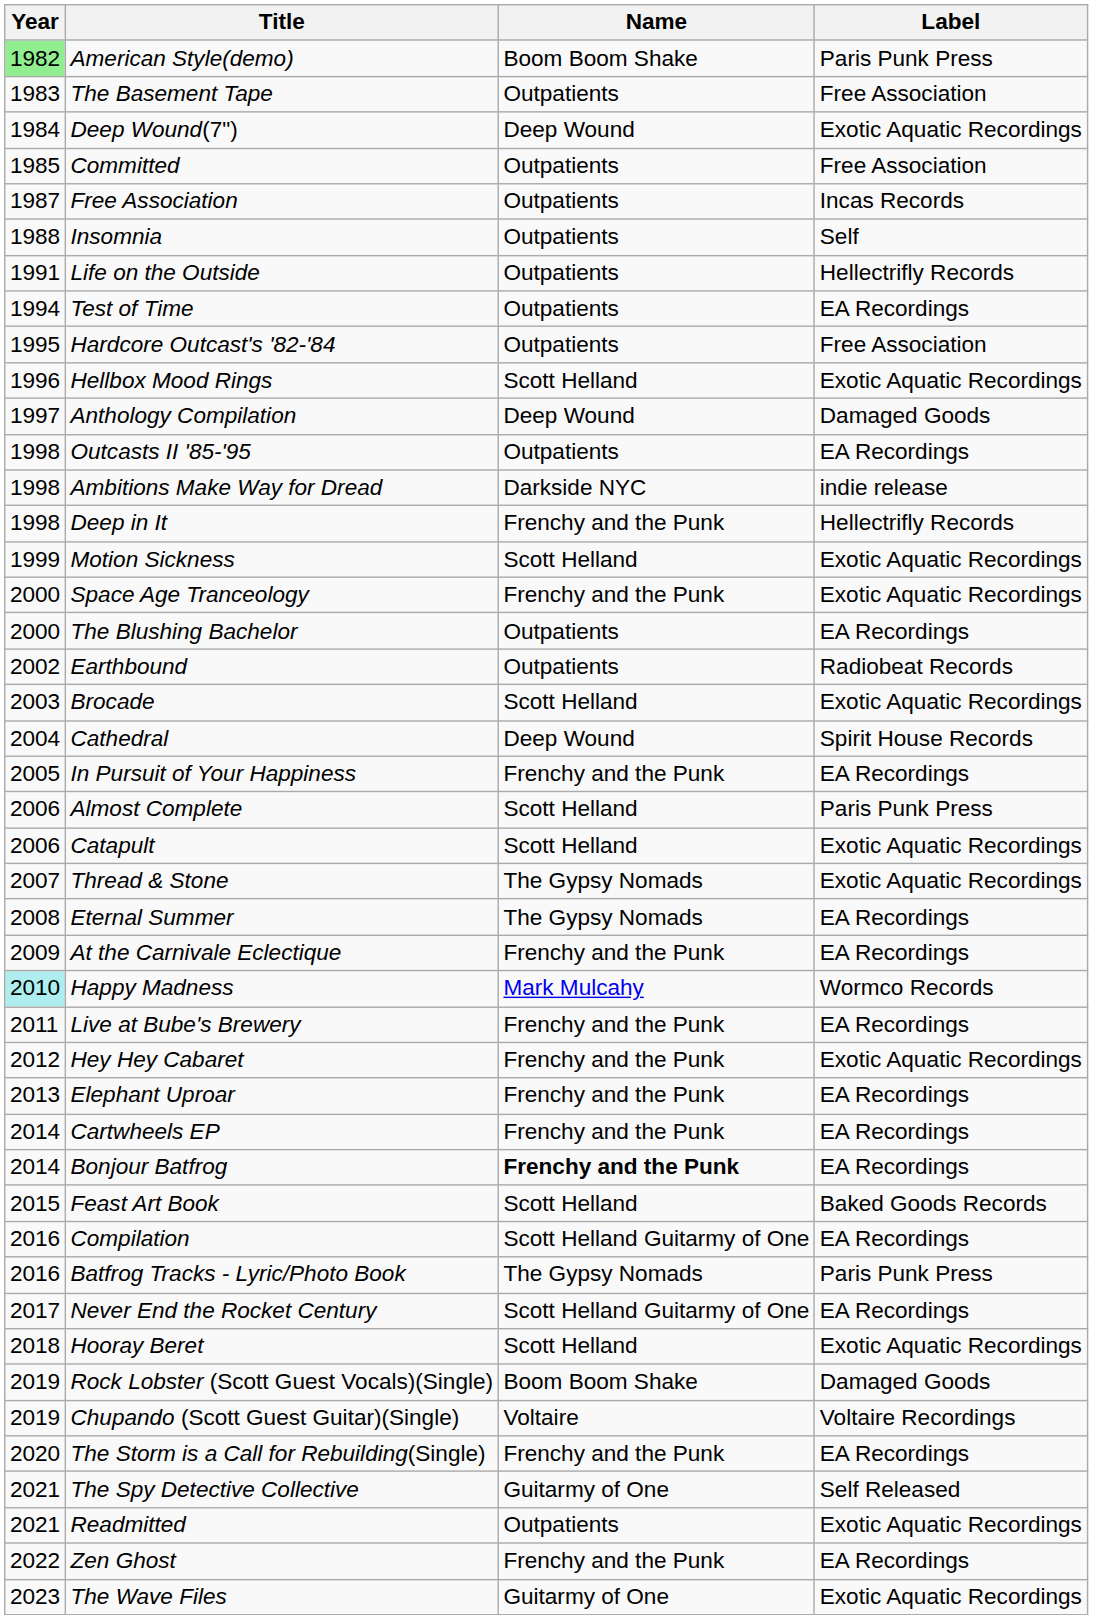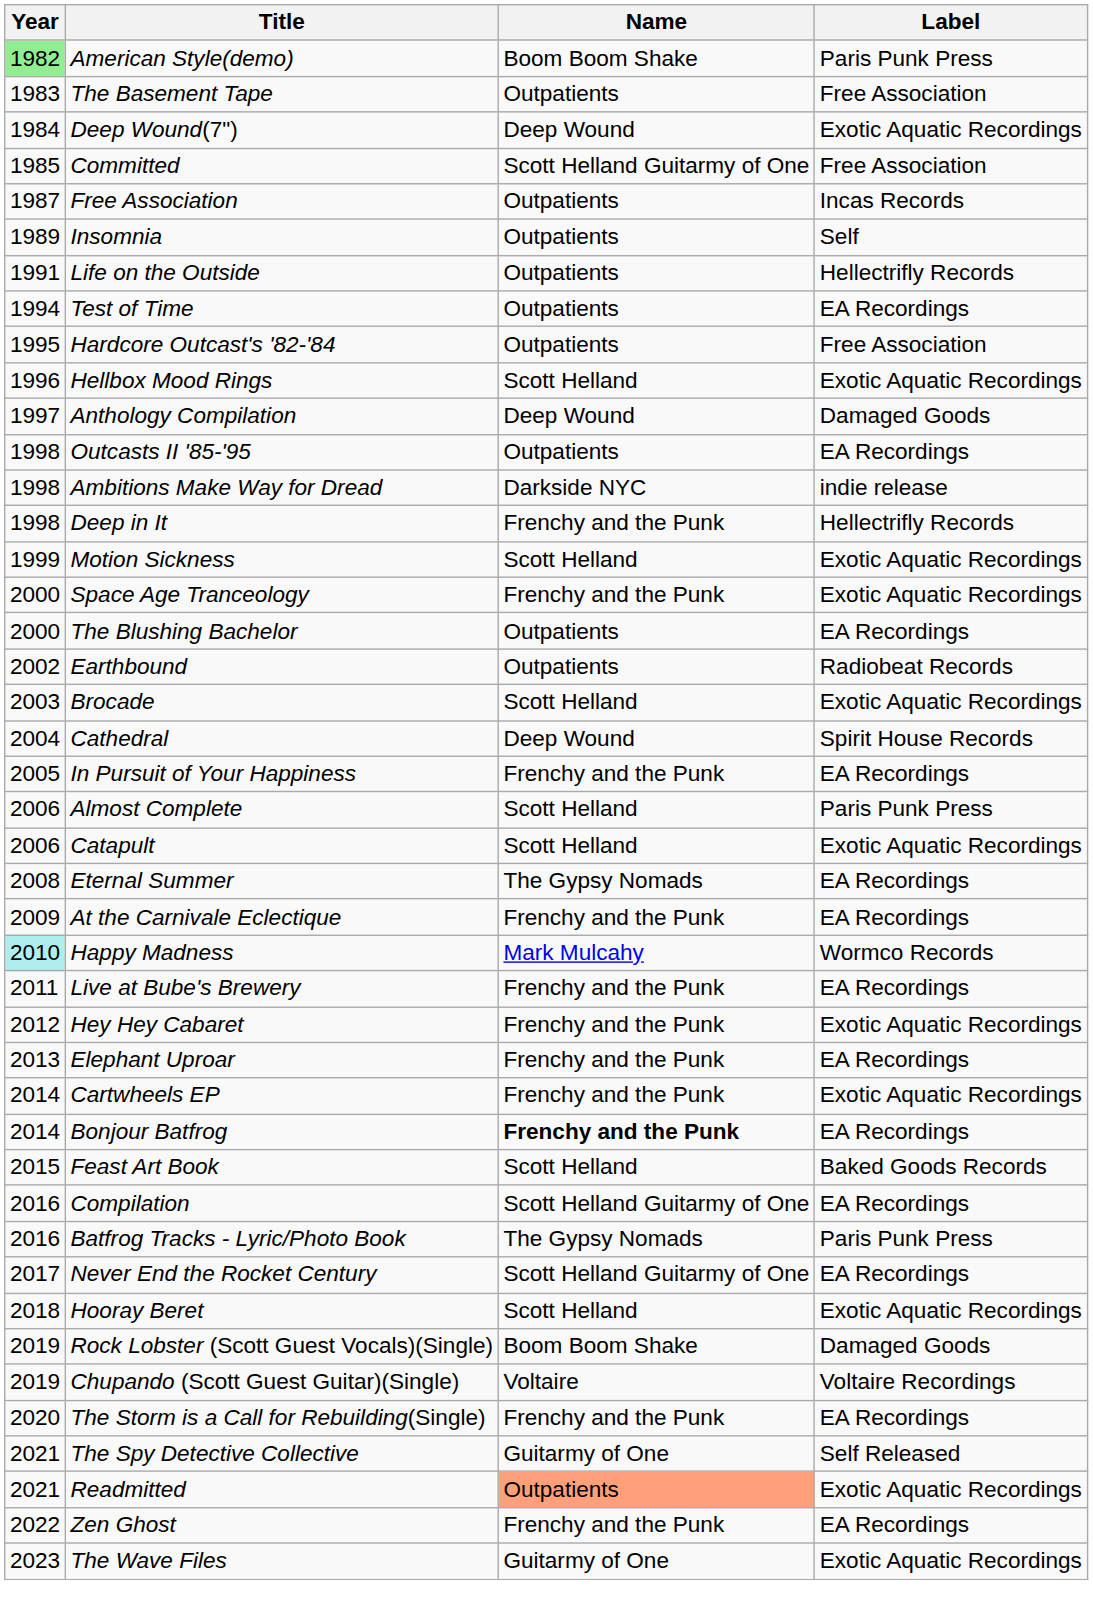(561, 165) Outpatients -> (656, 165) Scott Helland Guitarmy of One
(35, 237) 1988 -> (35, 237) 1989
- row: (150, 881)
(894, 1131) EA Recordings -> (951, 1095) Exotic Aquatic Recordings
(561, 1525) no background -> (561, 1489) lightsalmon background
